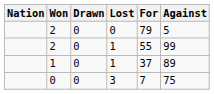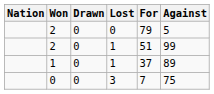(146, 47) 55 -> (146, 47) 51
